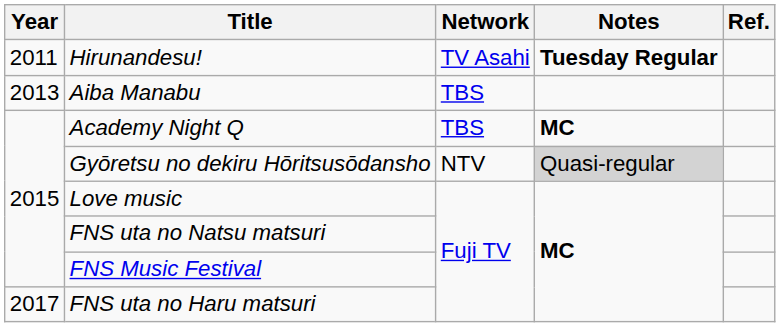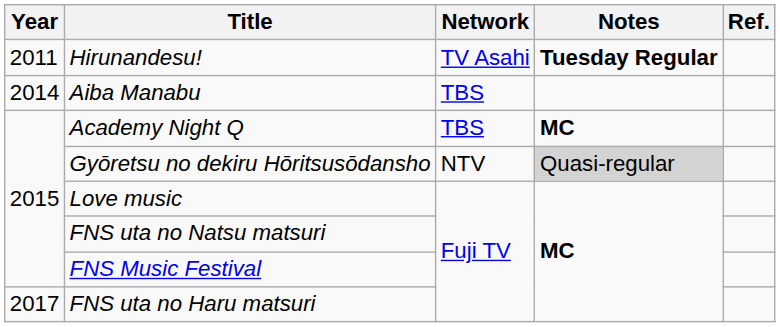(35, 92) 2013 -> (35, 92) 2014
